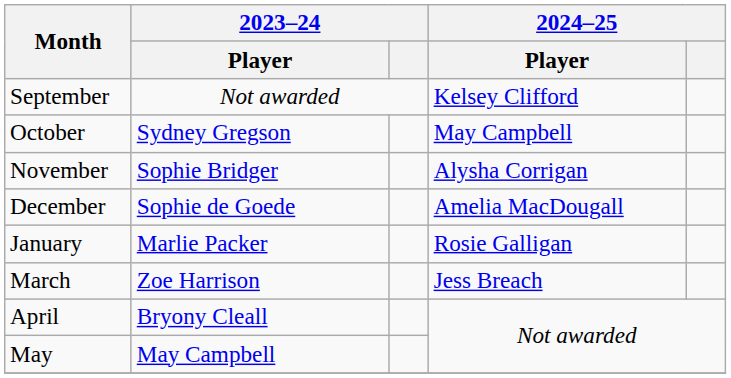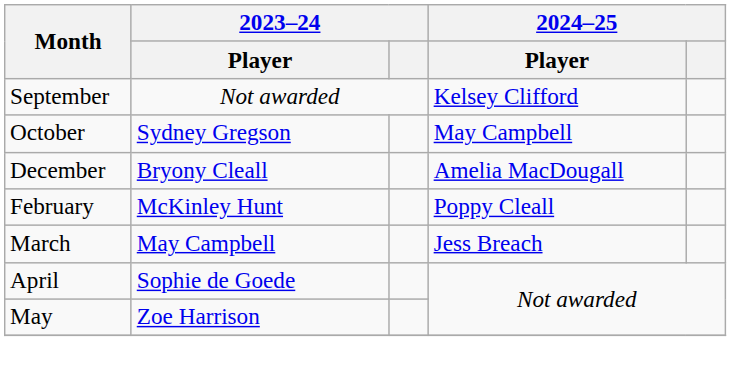- row: (59, 170)
(216, 206) Sophie de Goede -> (202, 170) Bryony Cleall
- row: (46, 243)
+ row: (52, 206)
(198, 280) Zoe Harrison -> (206, 243) May Campbell
(202, 317) Bryony Cleall -> (216, 280) Sophie de Goede
(206, 354) May Campbell -> (198, 317) Zoe Harrison
